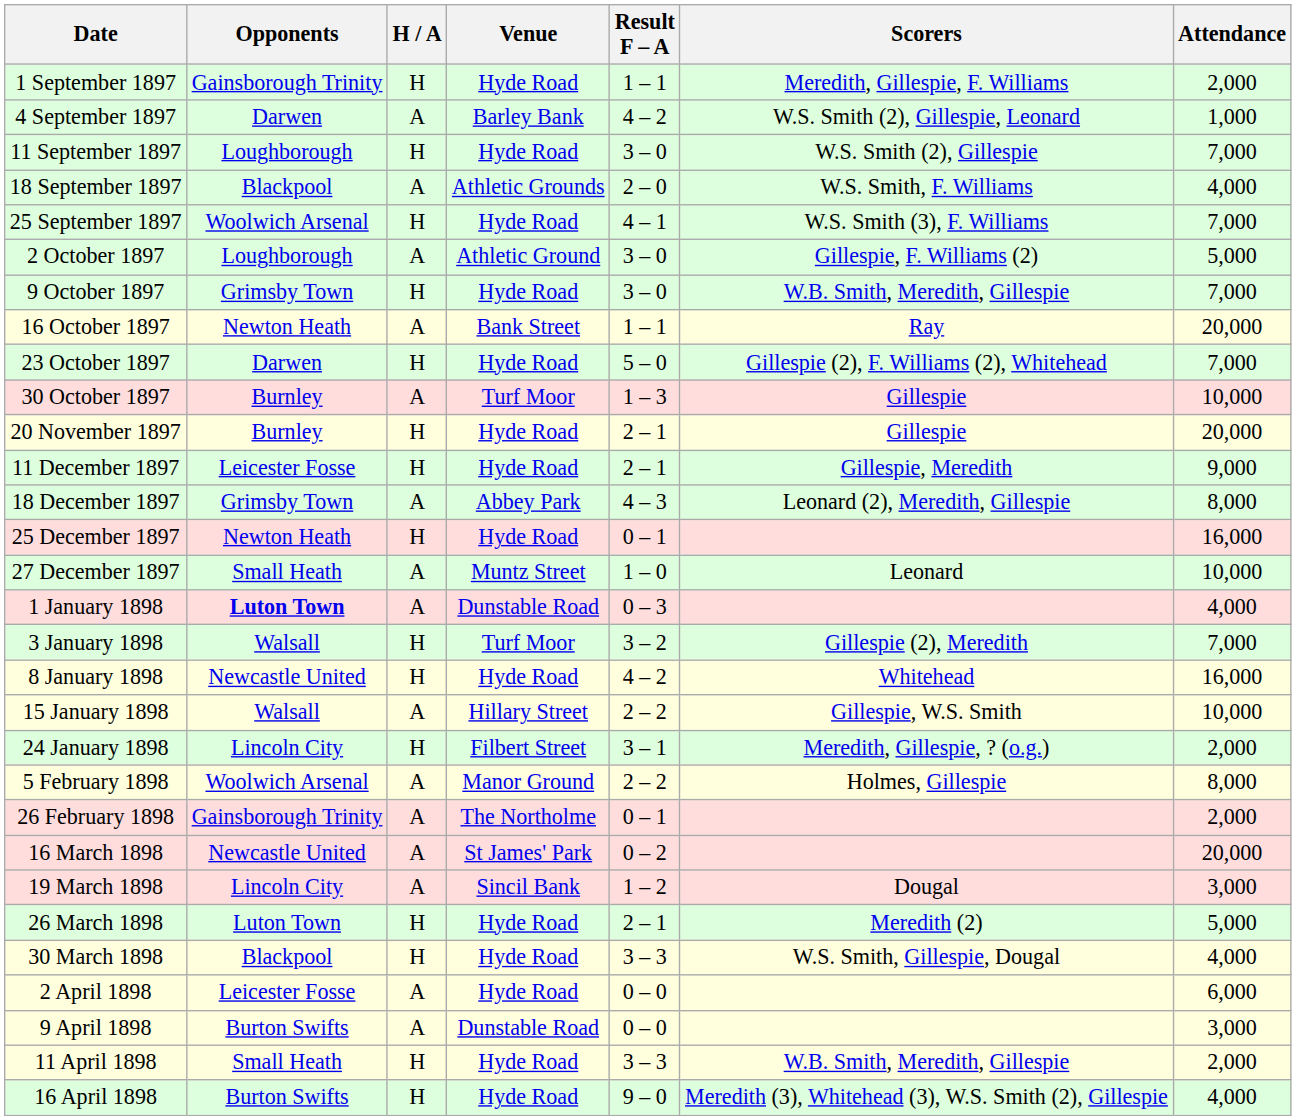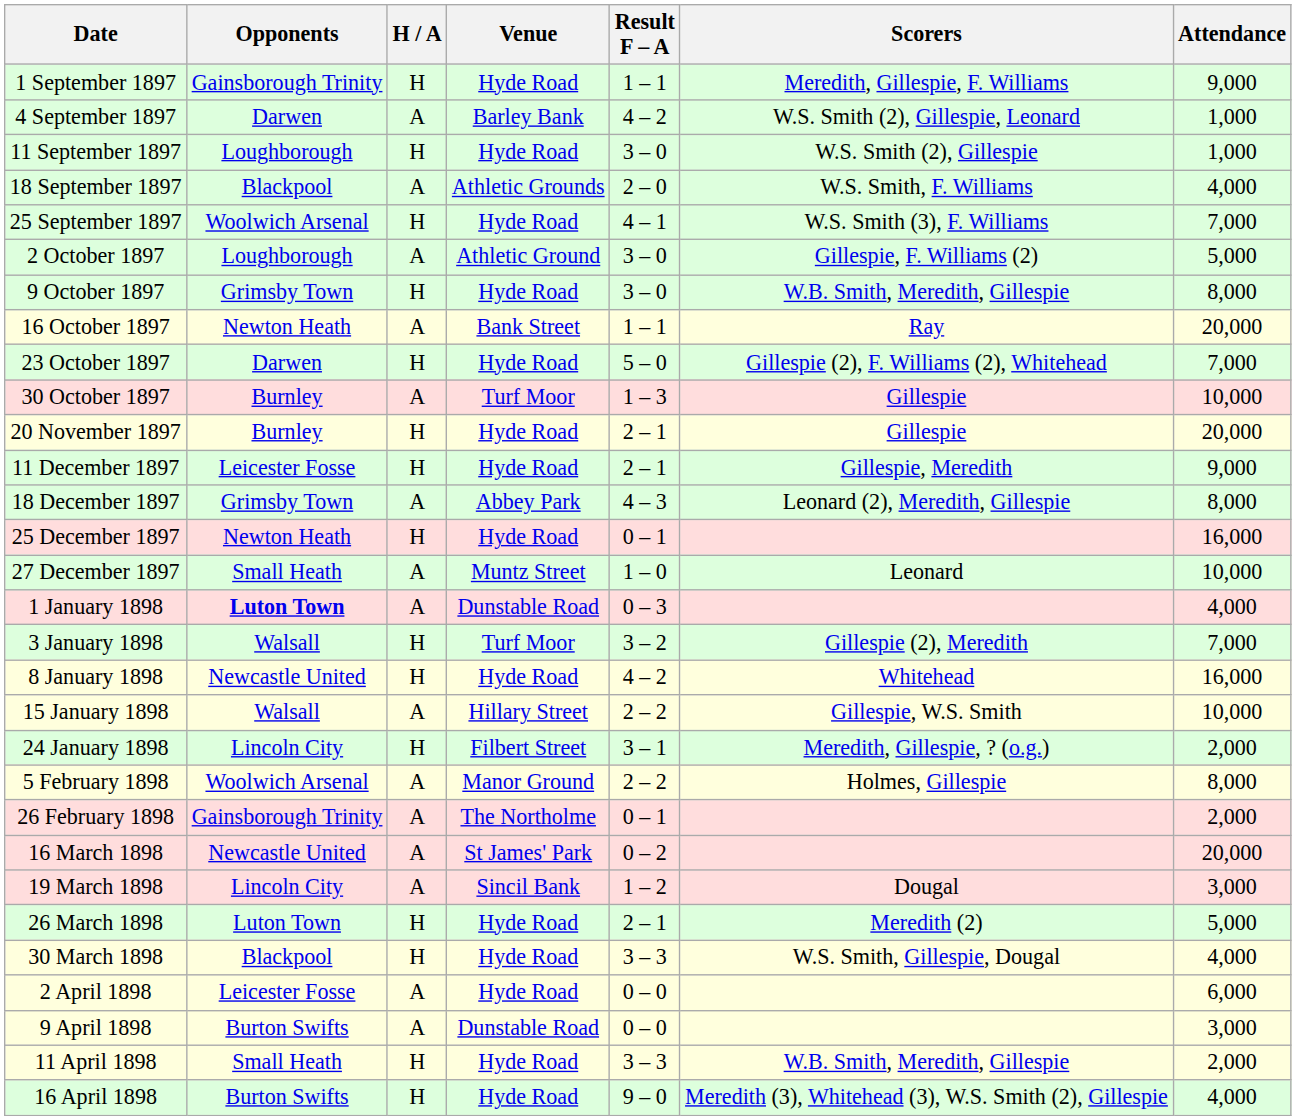(1232, 81) 2,000 -> (1232, 81) 9,000
(1232, 151) 7,000 -> (1232, 151) 1,000
(1232, 291) 7,000 -> (1232, 291) 8,000
